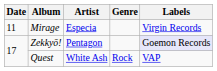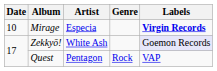(11, 27) 11 -> (11, 27) 10
(172, 27) normal -> (174, 27) bold
(84, 43) Pentagon -> (87, 43) White Ash
(87, 58) White Ash -> (84, 58) Pentagon
